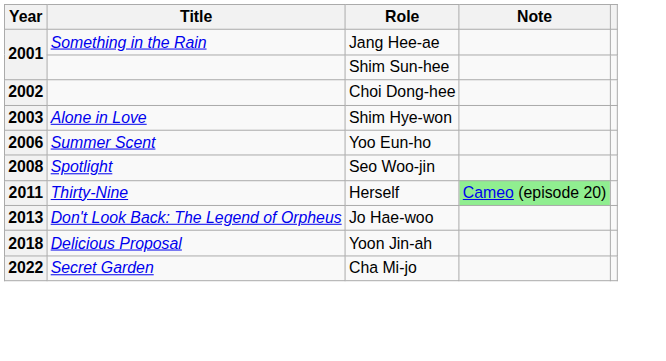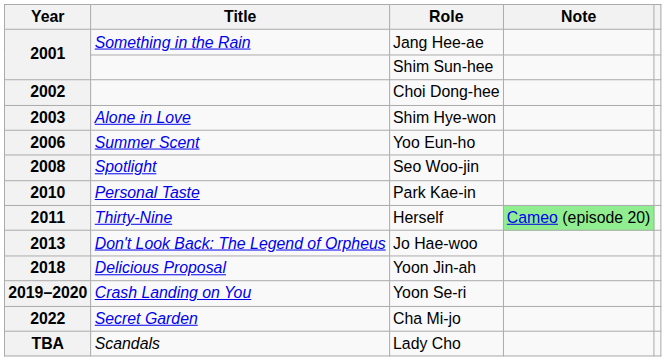+ row: (48, 192)
+ row: (48, 293)
+ row: (48, 343)
